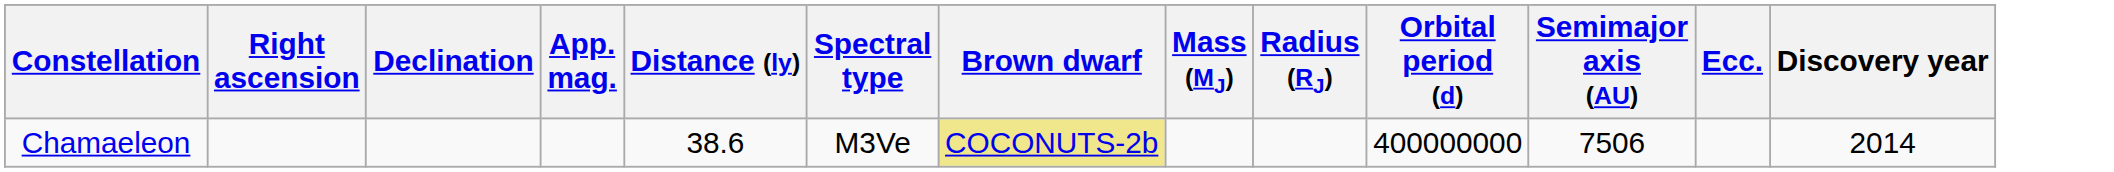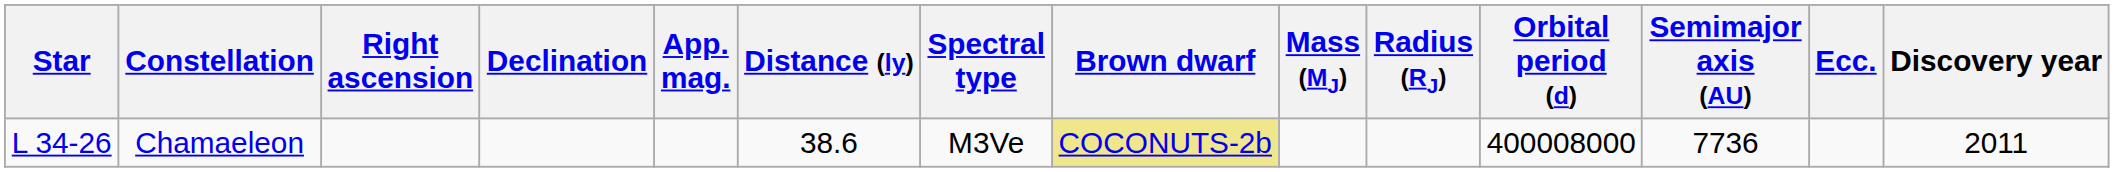+ column: (62, 61)
(1448, 142) 400000000 -> (1561, 142) 400008000
(1612, 142) 7506 -> (1726, 142) 7736
(1883, 142) 2014 -> (1996, 142) 2011
